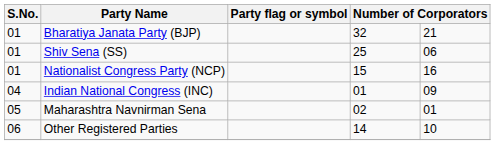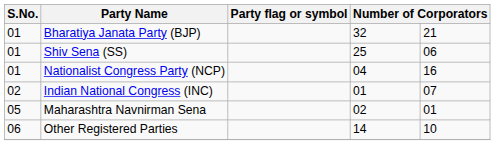(360, 71) 15 -> (360, 71) 04
(14, 91) 04 -> (14, 91) 02
(430, 91) 09 -> (430, 91) 07
